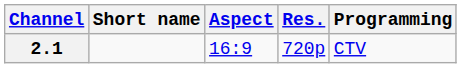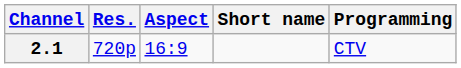columns swapped: (304, 19) <-> (147, 19)
